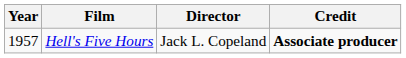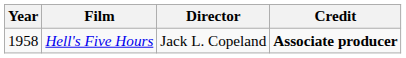(23, 40) 1957 -> (23, 40) 1958
